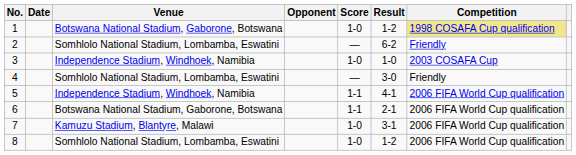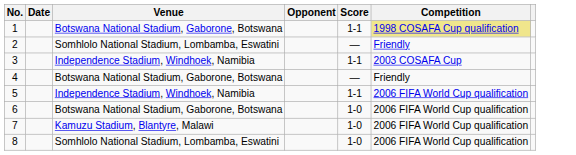- column: (389, 12)
(355, 28) 1-0 -> (355, 28) 1-1
(355, 61) 1-0 -> (355, 61) 1-1
(167, 77) Somhlolo National Stadium, Lombamba, Eswatini -> (169, 77) Botswana National Stadium, Gaborone, Botswana
(355, 110) 1-1 -> (355, 110) 1-0
